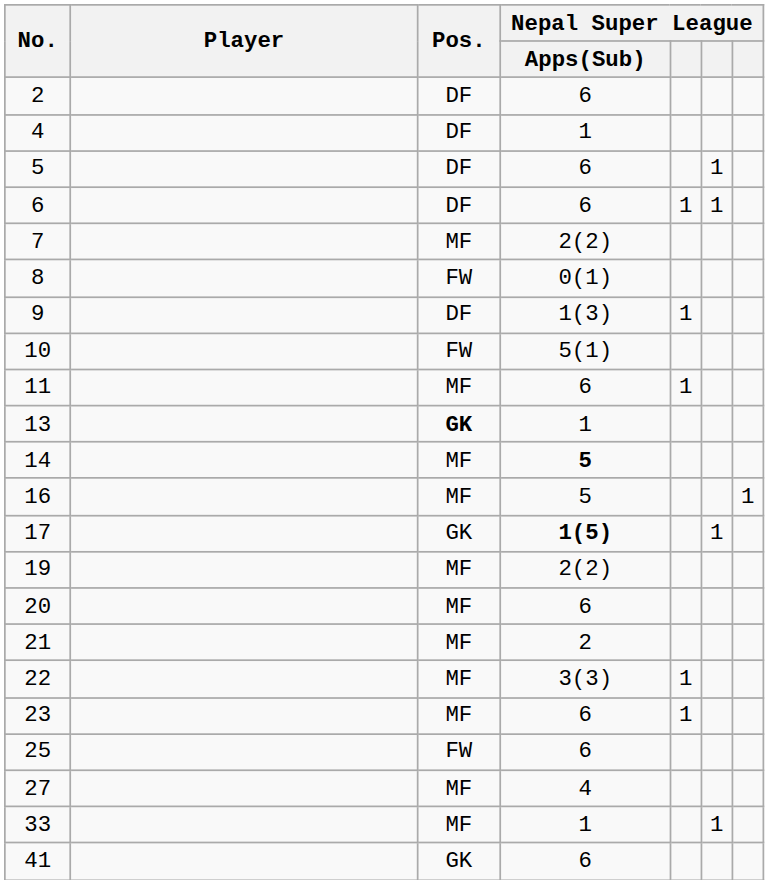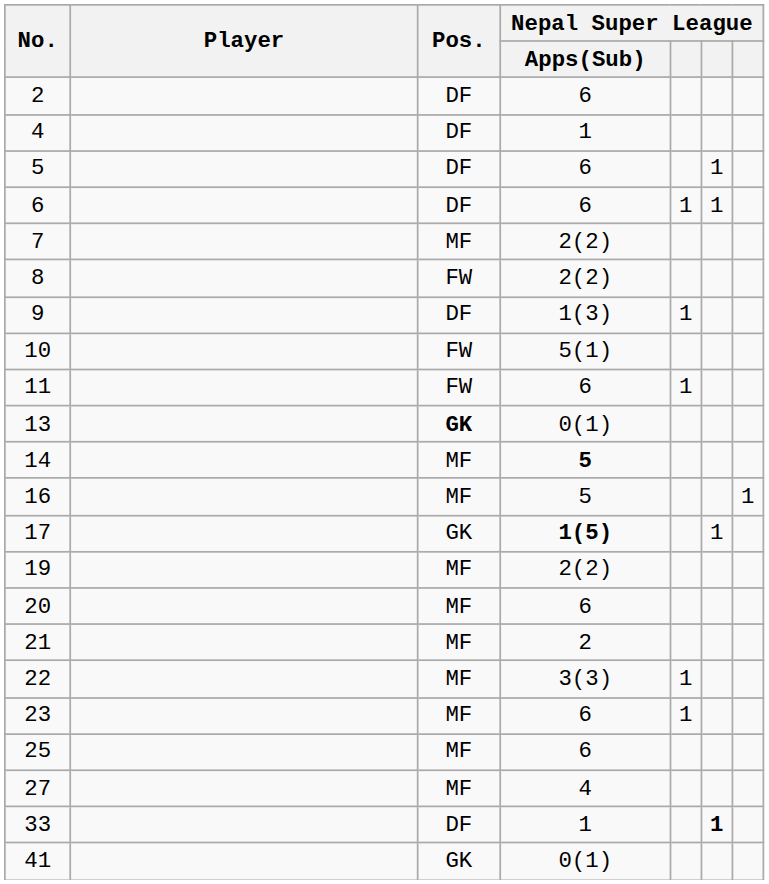(585, 278) 0(1) -> (585, 278) 2(2)
(459, 388) MF -> (459, 388) FW
(585, 424) 1 -> (585, 424) 0(1)
(459, 752) FW -> (459, 752) MF
(459, 825) MF -> (459, 825) DF
(717, 825) normal -> (717, 825) bold
(585, 861) 6 -> (585, 861) 0(1)
